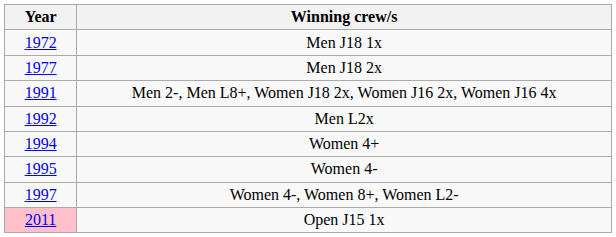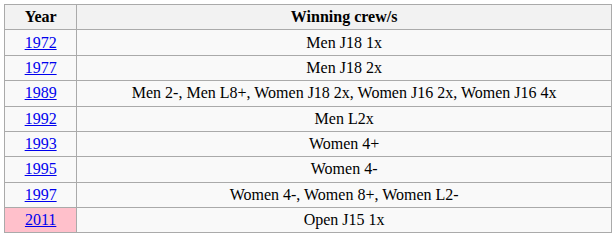(41, 93) 1991 -> (41, 93) 1989
(41, 144) 1994 -> (41, 144) 1993
